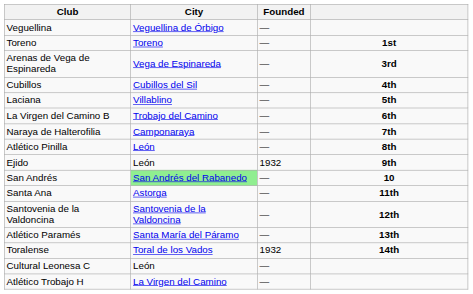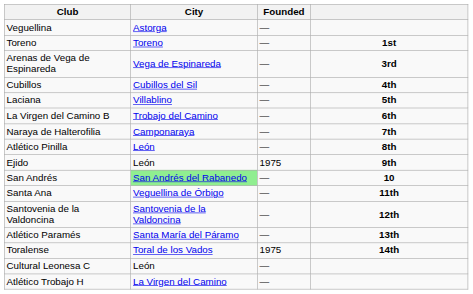(178, 27) Veguellina de Órbigo -> (150, 27) Astorga
(270, 162) 1932 -> (270, 162) 1975
(150, 193) Astorga -> (178, 193) Veguellina de Órbigo
(270, 250) 1932 -> (270, 250) 1975
